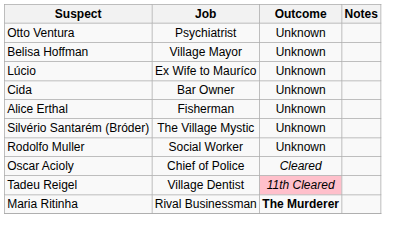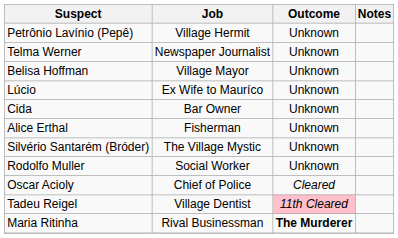+ row: (70, 33)
+ row: (44, 52)
- row: (41, 33)
